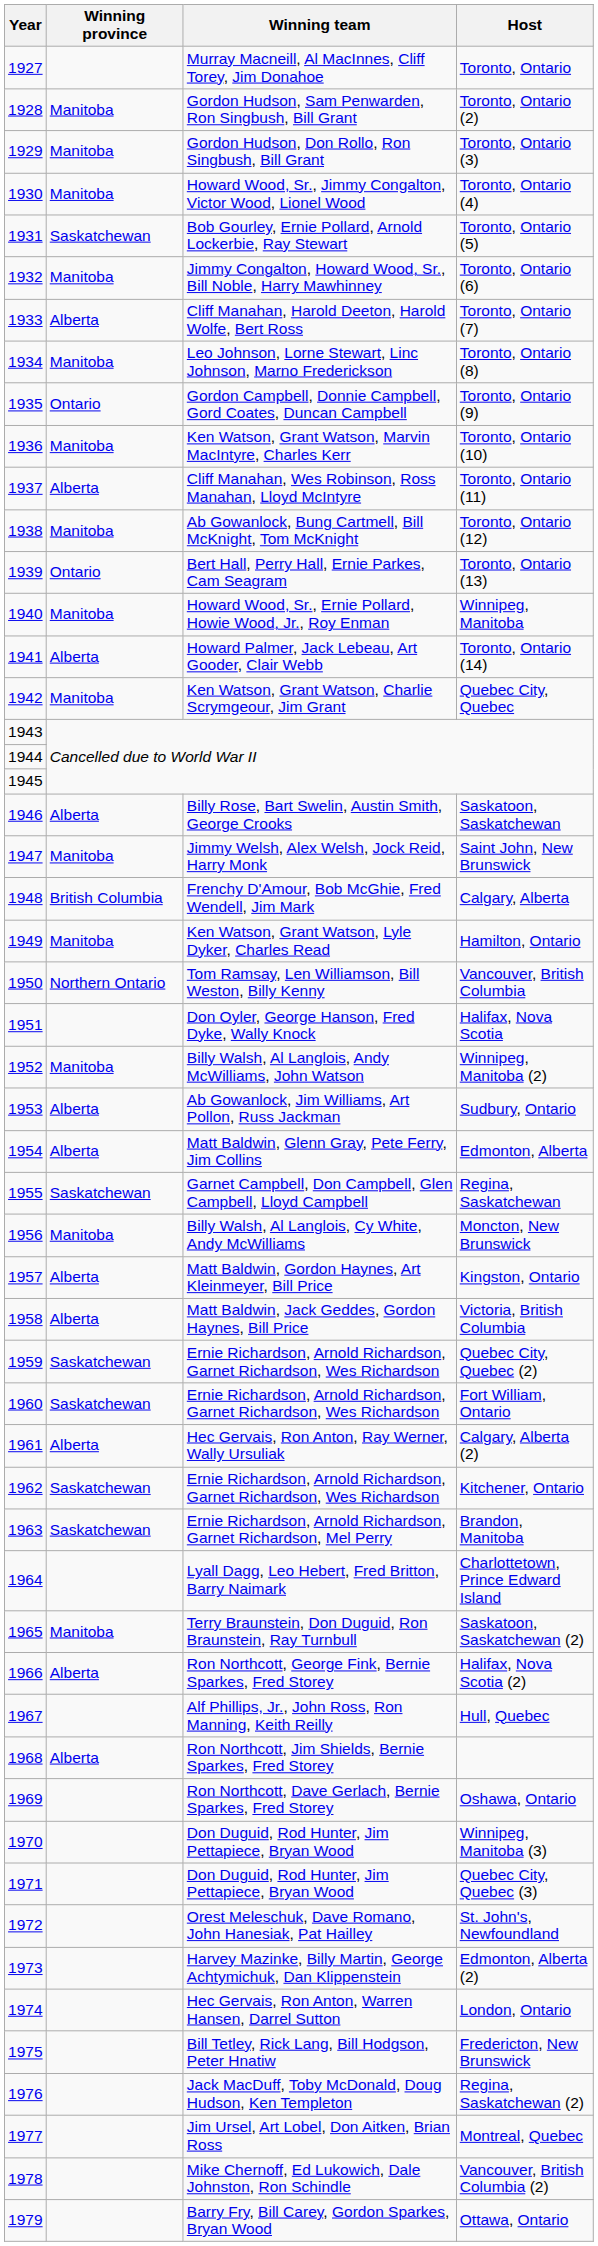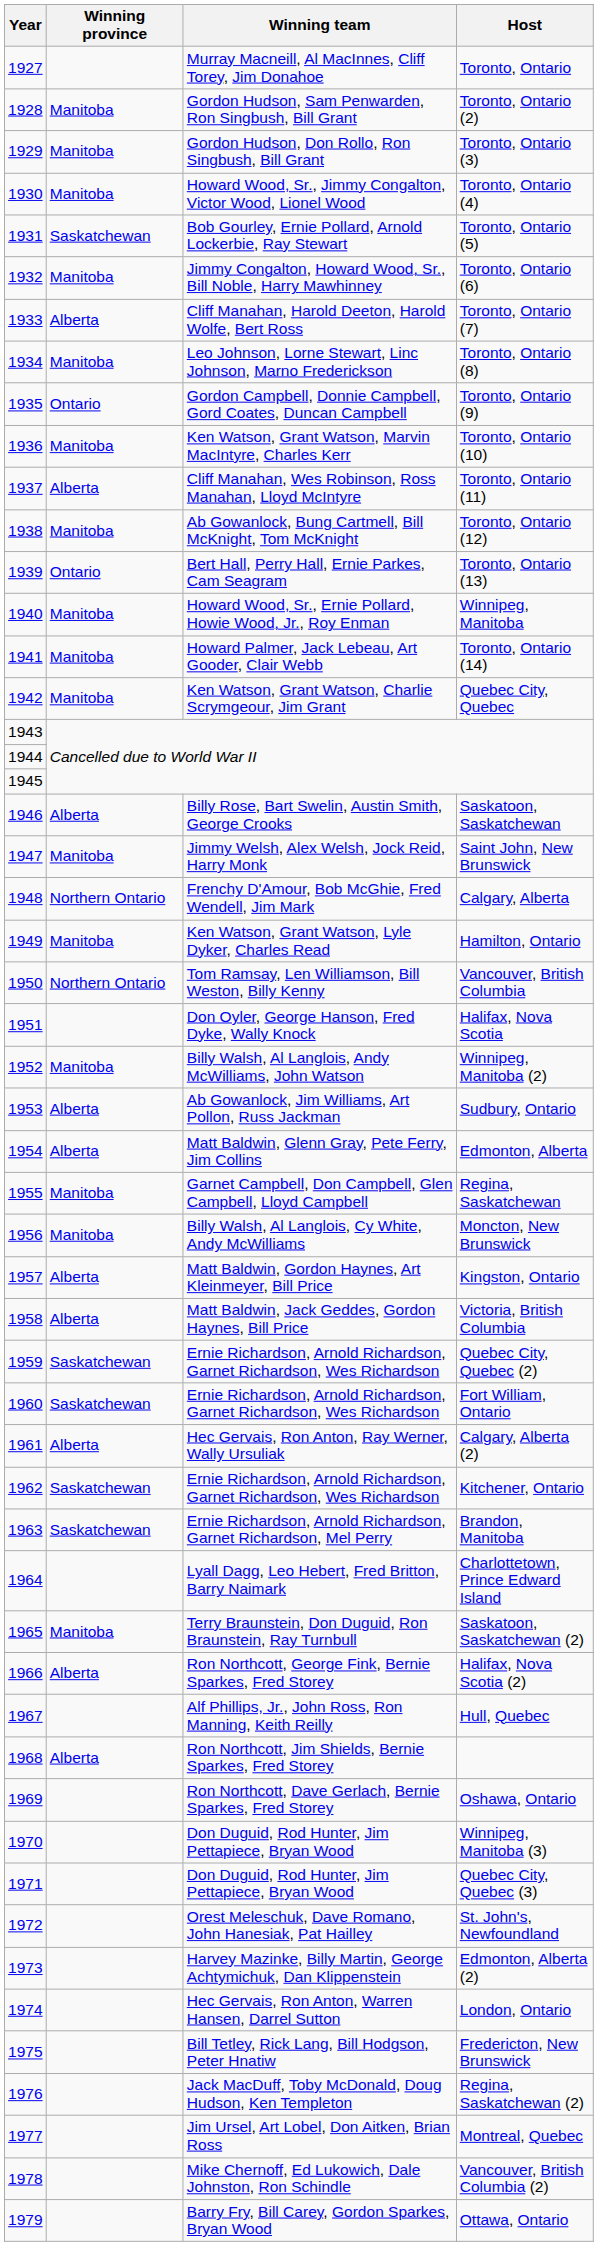(74, 656) Alberta -> (82, 656) Manitoba
(106, 898) British Columbia -> (108, 898) Northern Ontario
(100, 1193) Saskatchewan -> (82, 1193) Manitoba
